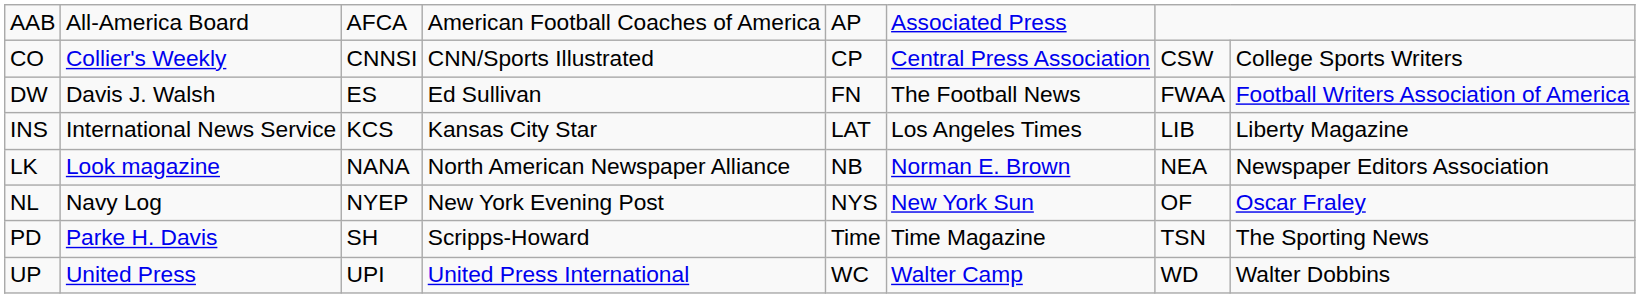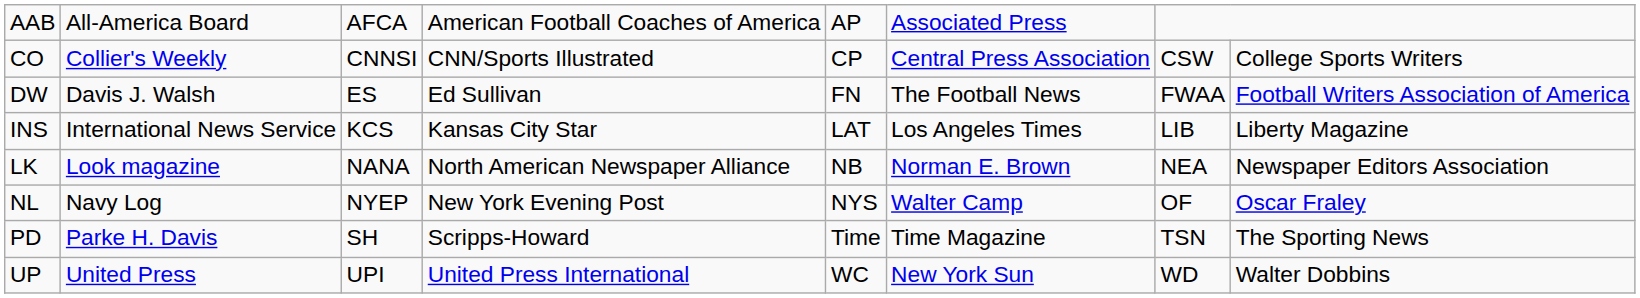(962, 202) New York Sun -> (957, 202) Walter Camp
(957, 274) Walter Camp -> (962, 274) New York Sun
